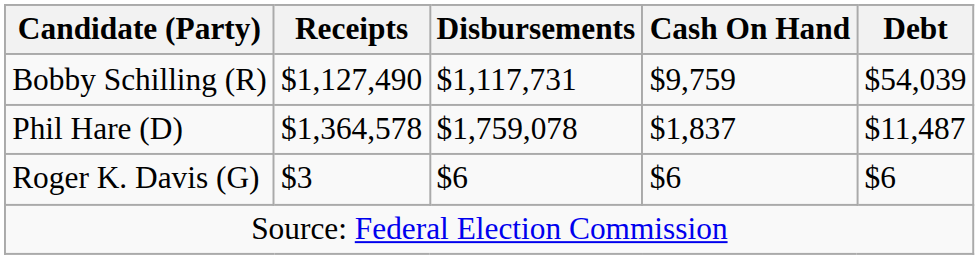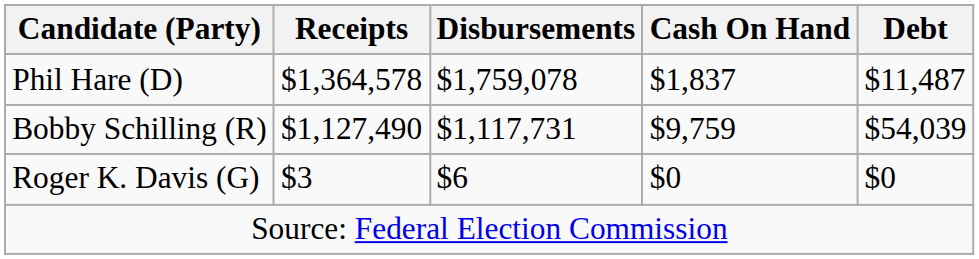rows swapped: (98, 128) <-> (139, 79)
(665, 178) $6 -> (665, 178) $0
(880, 178) $6 -> (880, 178) $0
